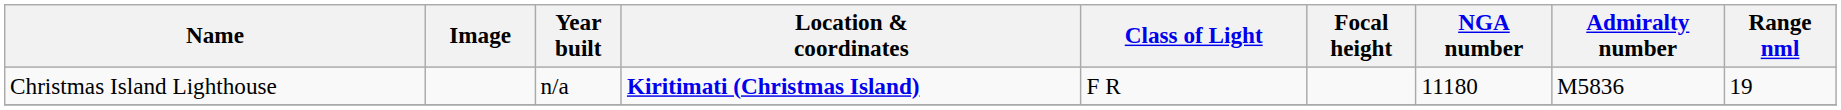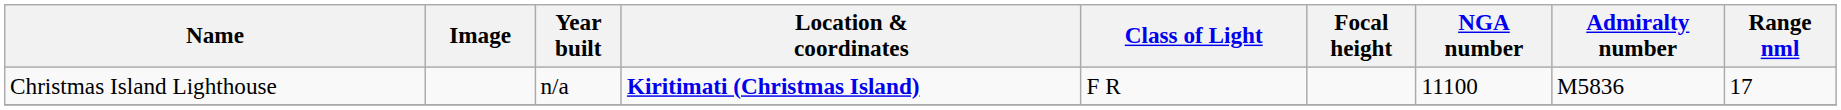(1450, 85) 11180 -> (1450, 85) 11100
(1741, 85) 19 -> (1741, 85) 17
